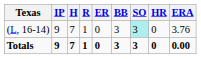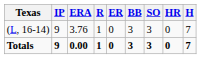columns swapped: (74, 12) <-> (183, 12)
(135, 29) paleturquoise background -> (149, 29) no background
